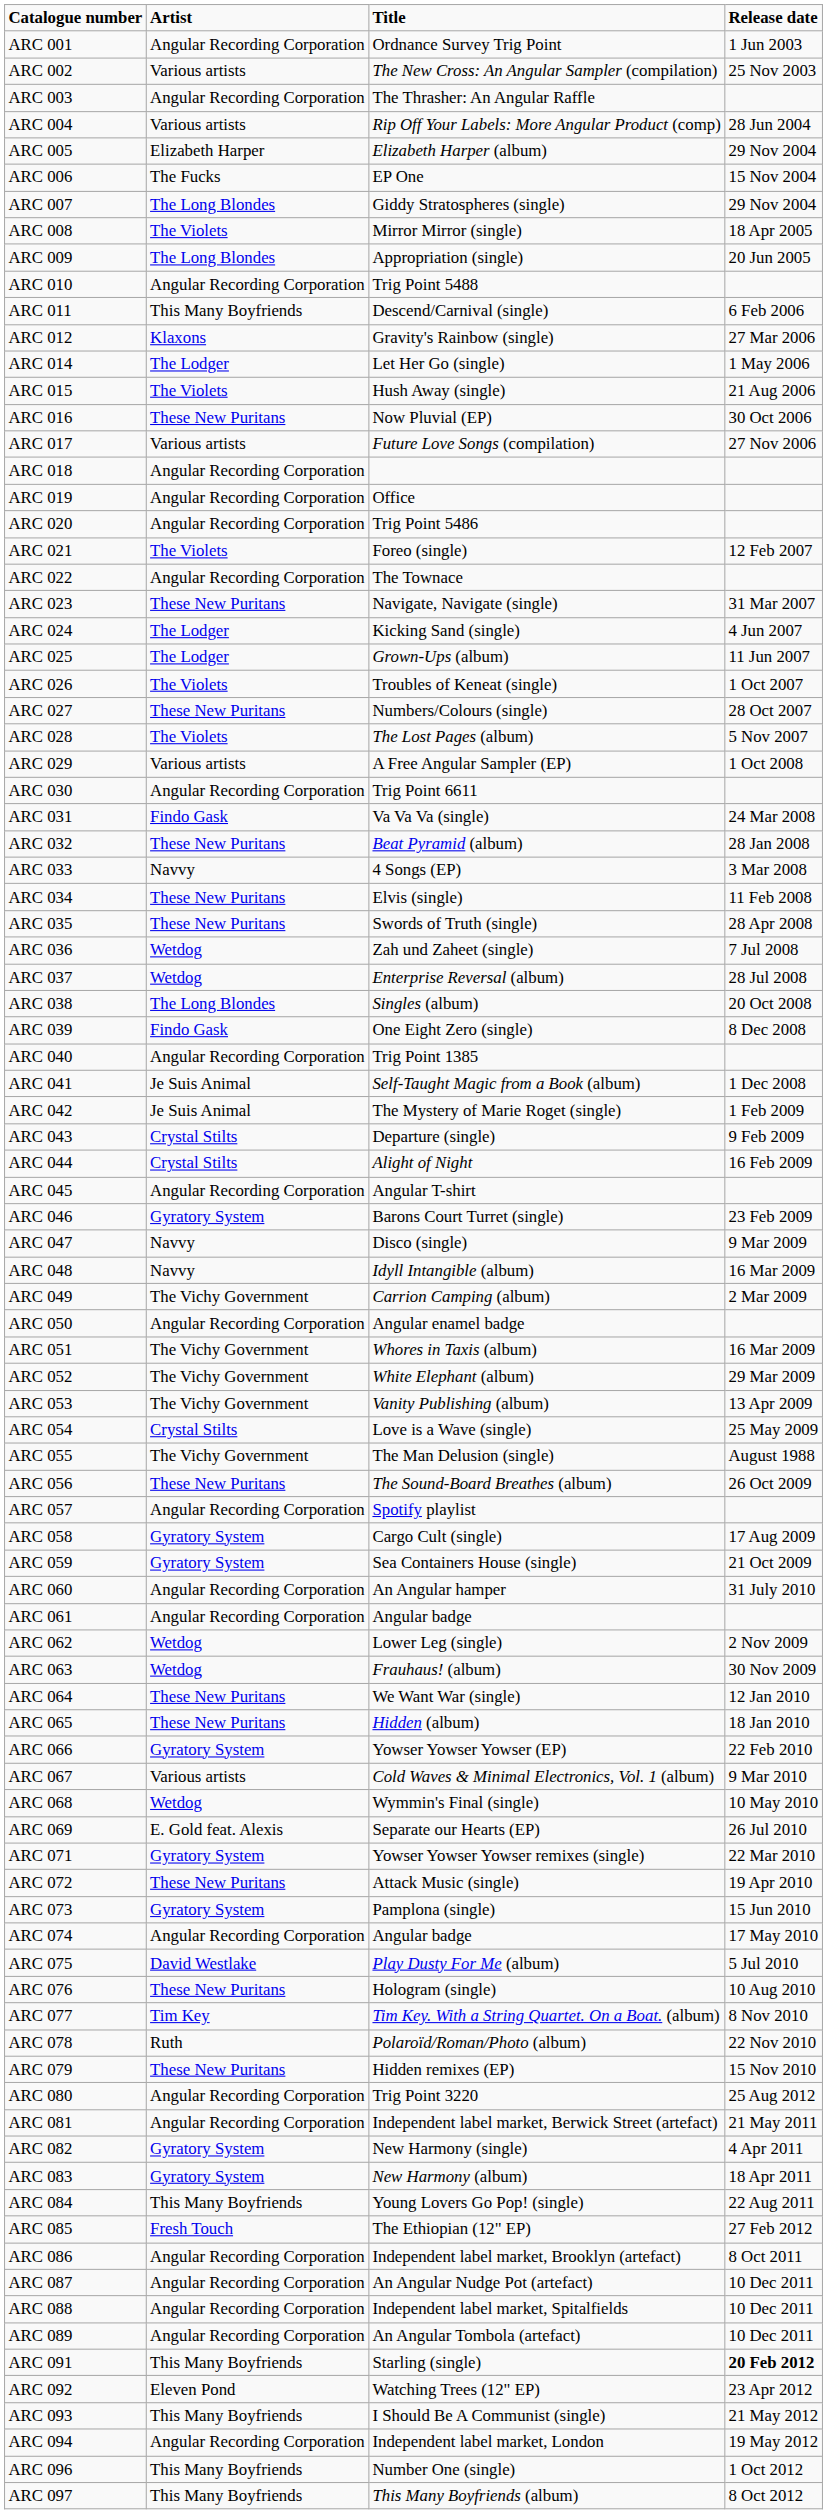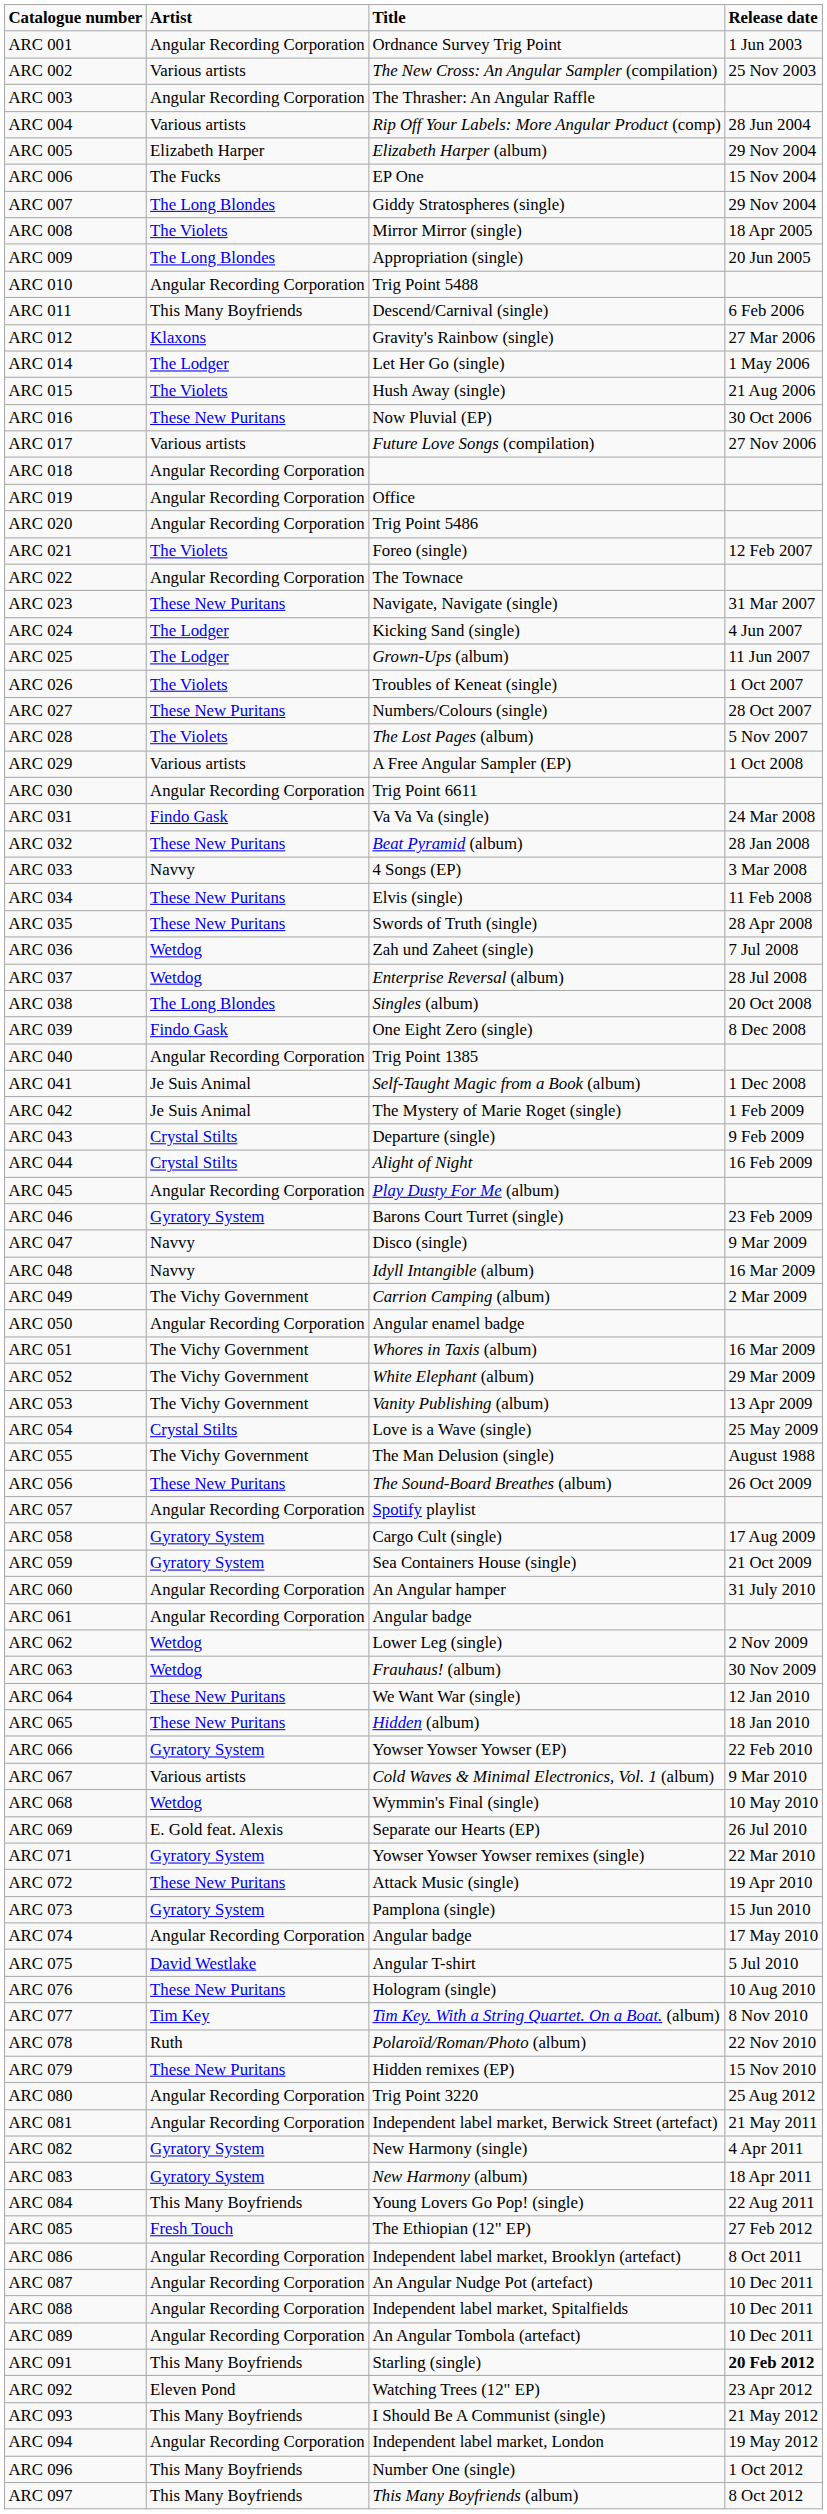(424, 1190) Angular T-shirt -> (466, 1190) Play Dusty For Me (album)
(466, 1962) Play Dusty For Me (album) -> (424, 1962) Angular T-shirt
